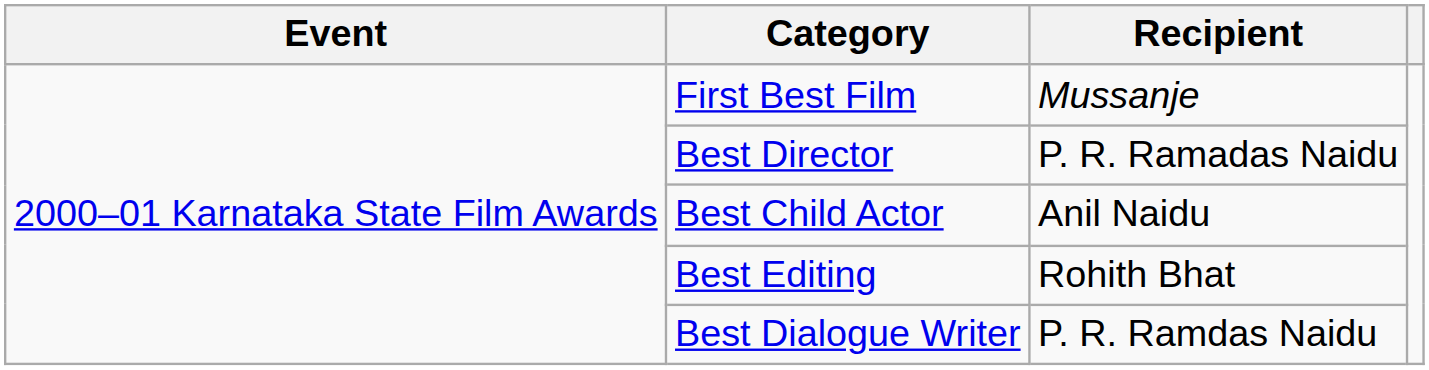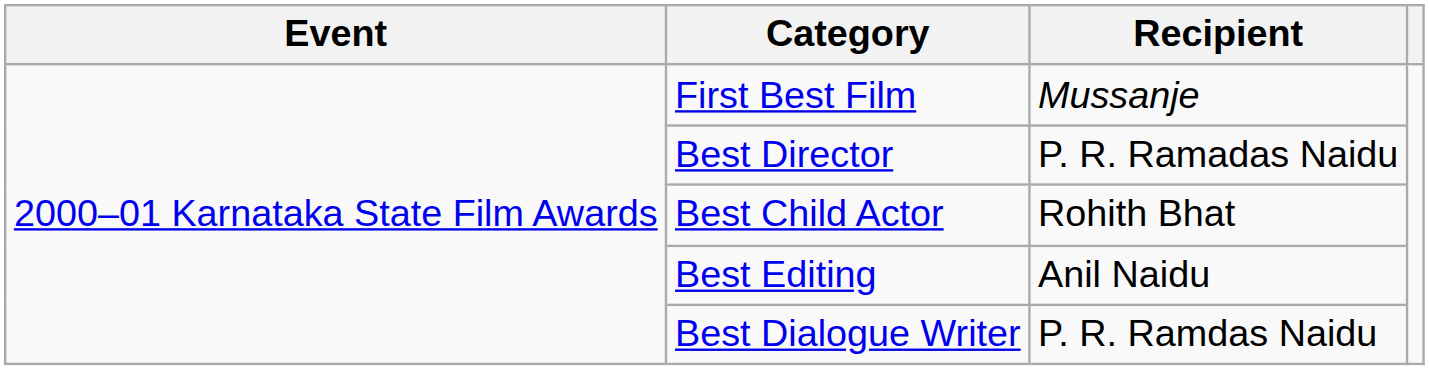(1124, 214) Anil Naidu -> (1137, 214) Rohith Bhat
(1137, 273) Rohith Bhat -> (1124, 273) Anil Naidu
